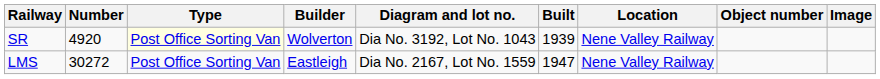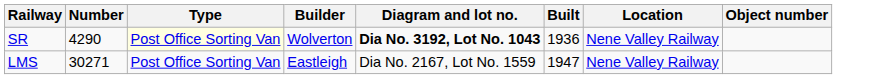- column: (851, 16)
(85, 39) 4920 -> (85, 39) 4290
(447, 39) normal -> (450, 39) bold
(559, 39) 1939 -> (563, 39) 1936
(89, 62) 30272 -> (89, 62) 30271
